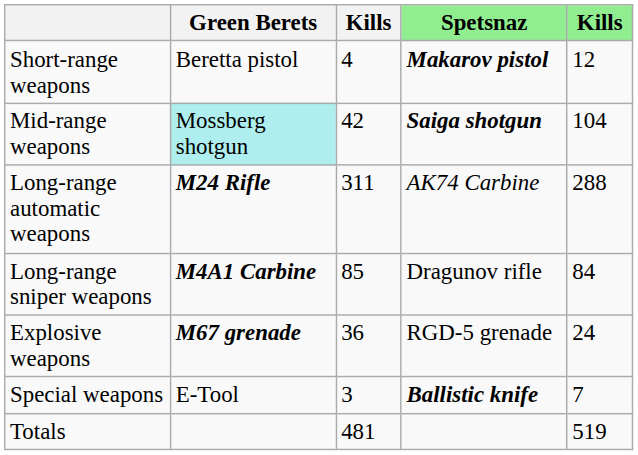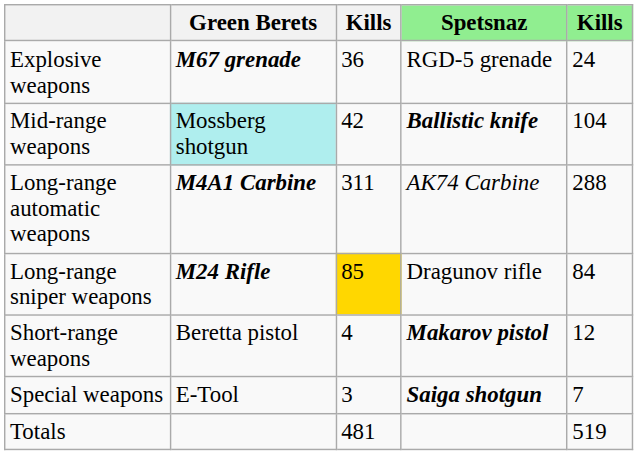rows swapped: (64, 71) <-> (56, 345)
(474, 120) Saiga shotgun -> (472, 120) Ballistic knife
(223, 182) M24 Rifle -> (246, 182) M4A1 Carbine
(246, 270) M4A1 Carbine -> (223, 270) M24 Rifle
(353, 270) no background -> (353, 270) gold background
(472, 394) Ballistic knife -> (474, 394) Saiga shotgun
